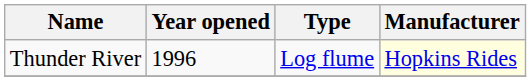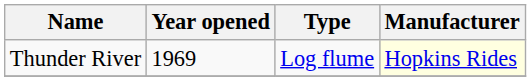(174, 57) 1996 -> (174, 57) 1969
